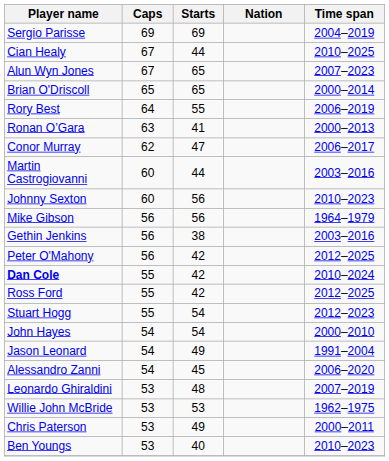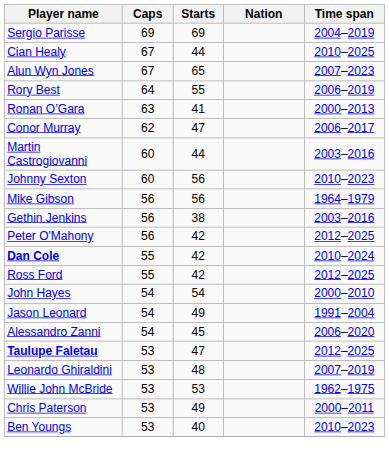- row: (48, 90)
- row: (39, 312)
+ row: (52, 351)
